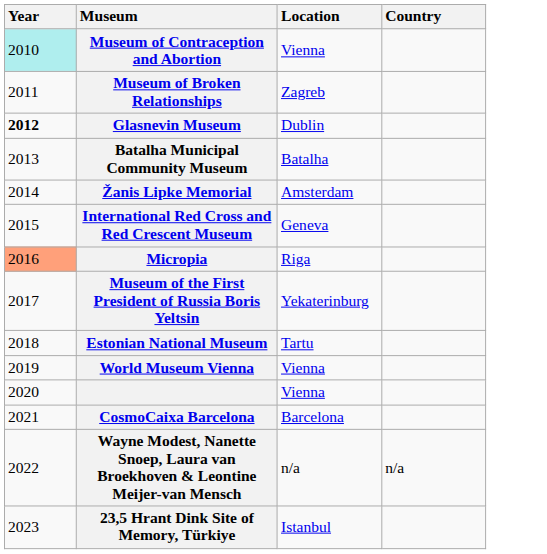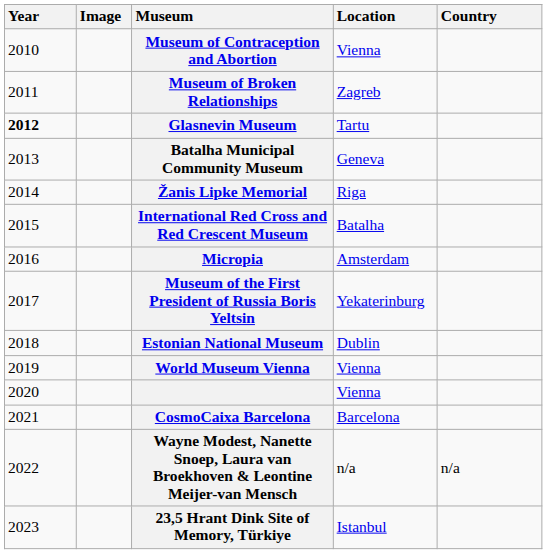+ column: (101, 16)
(24, 50) paleturquoise background -> (24, 50) no background
(303, 125) Dublin -> (353, 125) Tartu
(305, 158) Batalha -> (360, 158) Geneva
(317, 192) Amsterdam -> (351, 192) Riga
(305, 225) Geneva -> (360, 225) Batalha
(24, 258) lightsalmon background -> (24, 258) no background
(296, 258) Riga -> (373, 258) Amsterdam
(297, 343) Tartu -> (358, 343) Dublin
